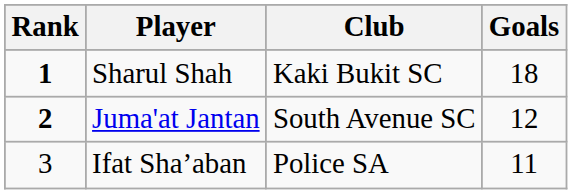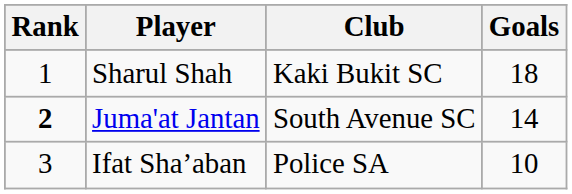(45, 73) bold -> (45, 73) normal
(524, 118) 12 -> (524, 118) 14
(524, 164) 11 -> (524, 164) 10
